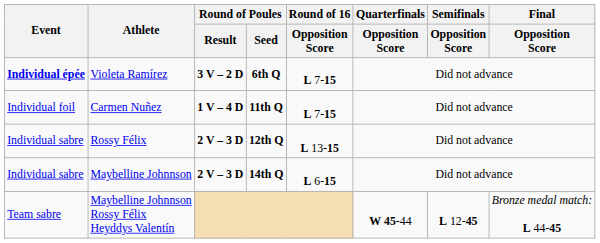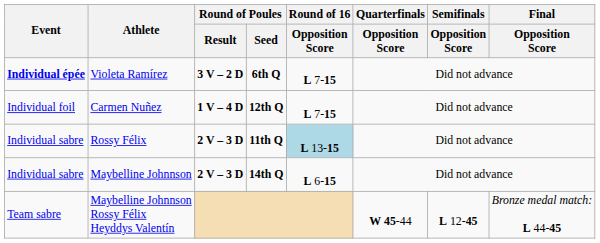(266, 107) 11th Q -> (266, 107) 12th Q
(266, 141) 12th Q -> (266, 141) 11th Q
(320, 148) no background -> (320, 148) lightblue background
